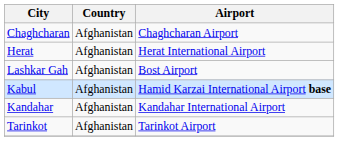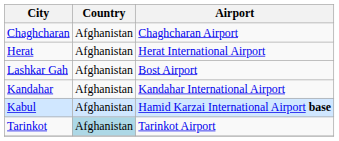rows swapped: (22, 88) <-> (30, 107)
(104, 126) no background -> (104, 126) lightblue background
